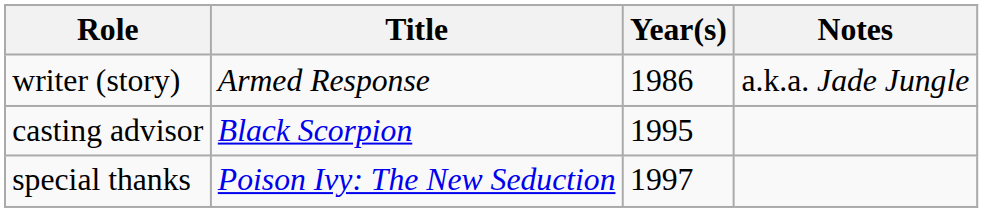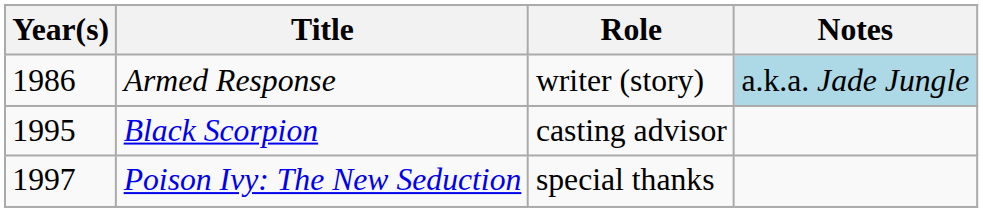columns swapped: (678, 29) <-> (108, 29)
(855, 79) no background -> (855, 79) lightblue background
